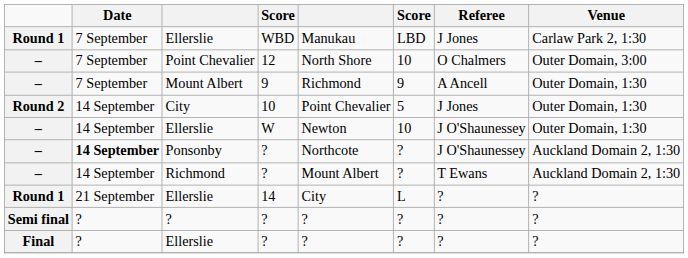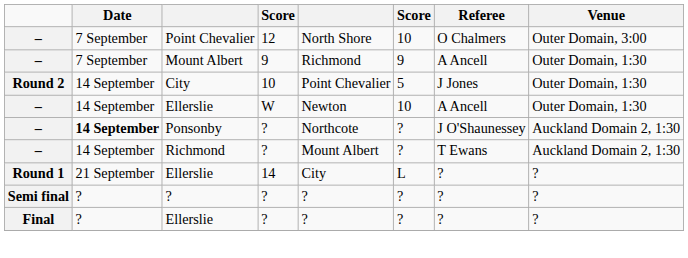- row: (189, 38)
(482, 128) J O'Shaunessey -> (462, 106) A Ancell
